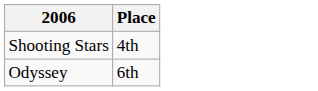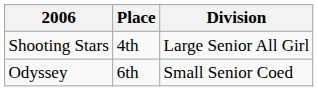+ column: (236, 18)
